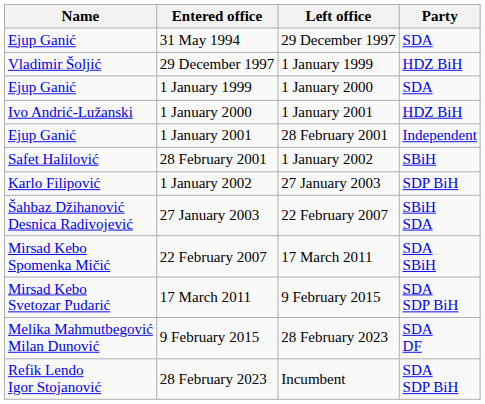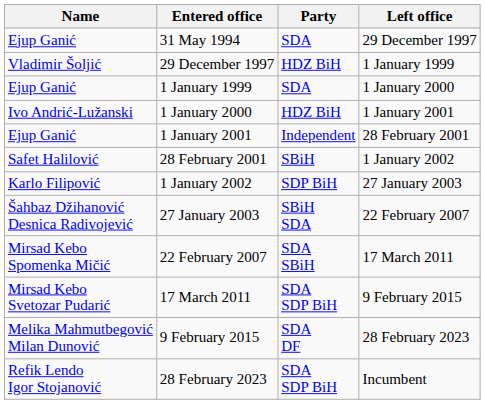columns swapped: (338, 16) <-> (440, 16)
